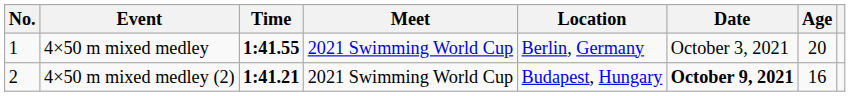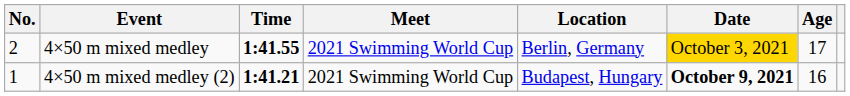(13, 47) 1 -> (13, 47) 2
(730, 47) no background -> (730, 47) gold background
(817, 47) 20 -> (817, 47) 17
(13, 76) 2 -> (13, 76) 1
